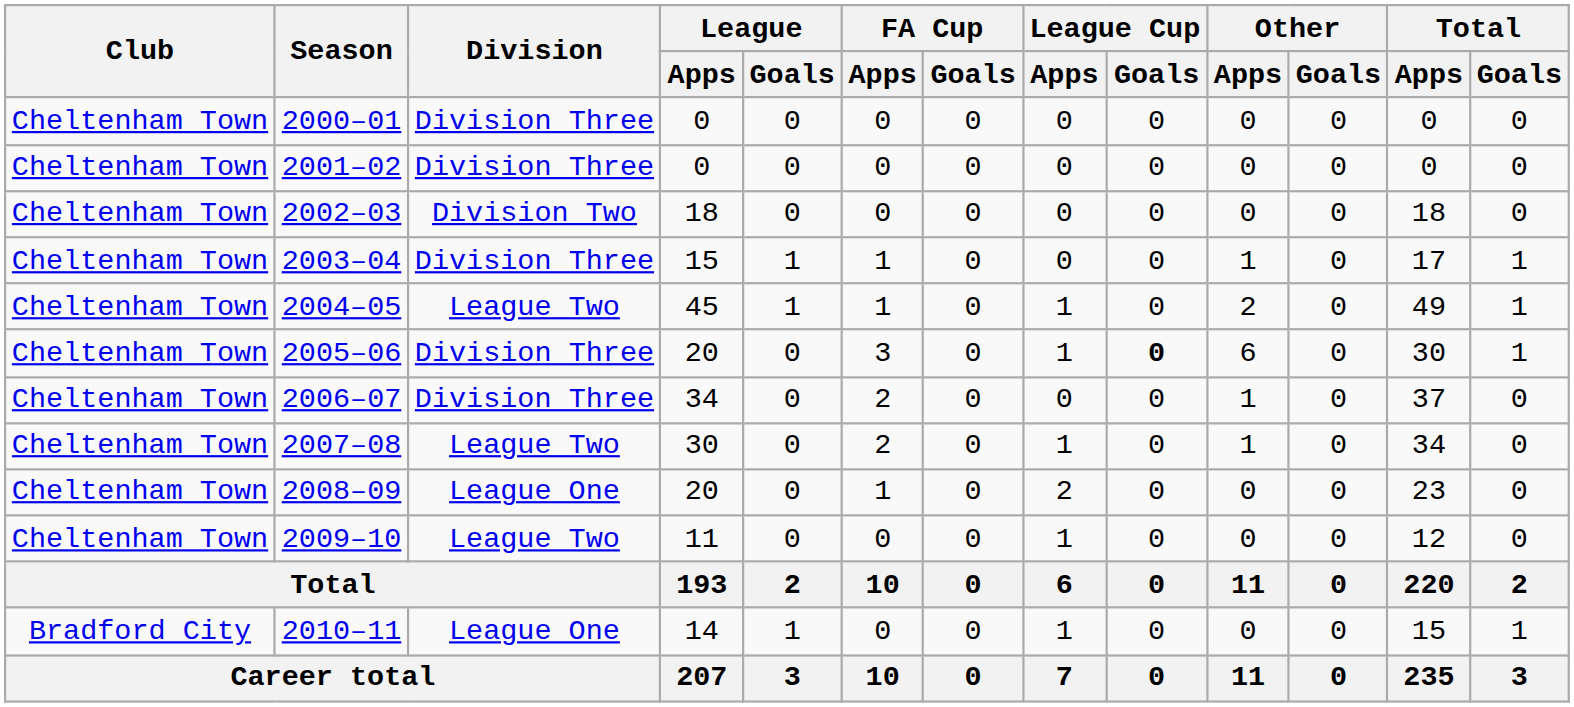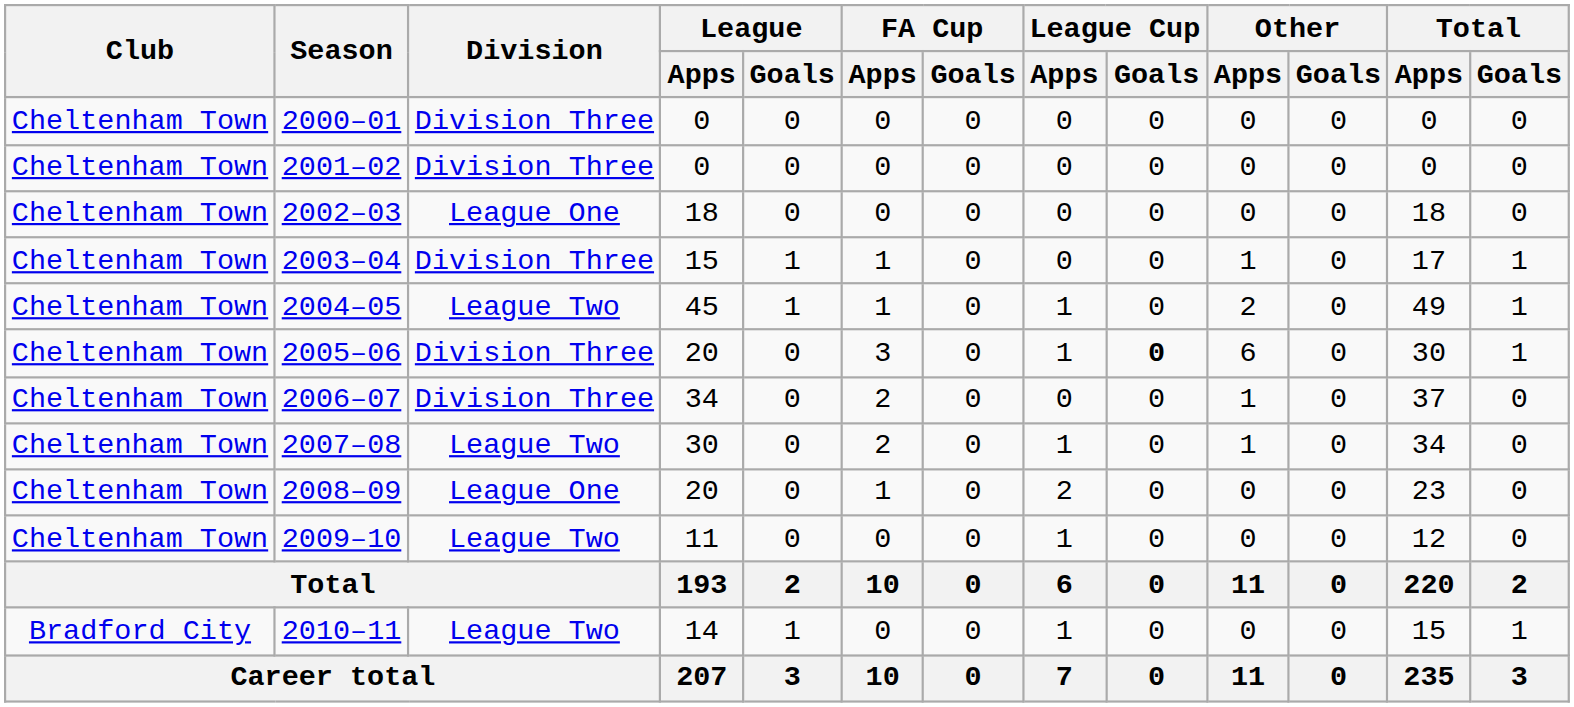(534, 214) Division Two -> (534, 214) League One
(534, 632) League One -> (534, 632) League Two
